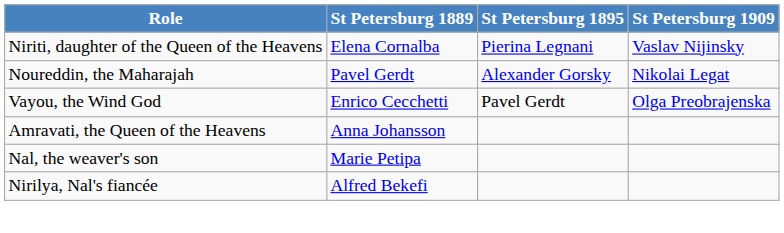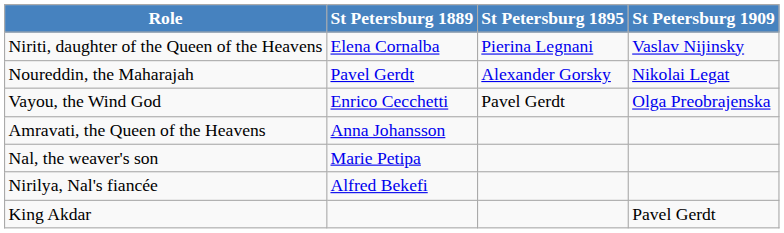+ row: (50, 213)
